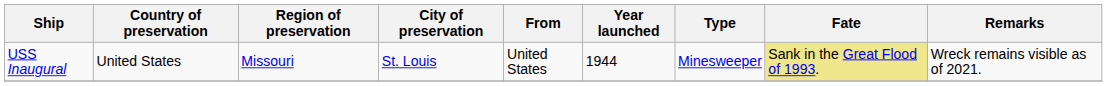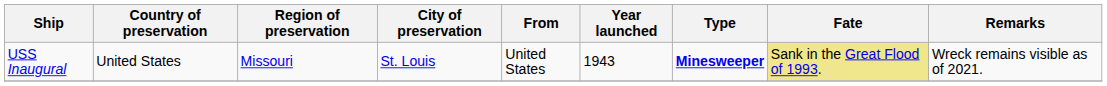(601, 61) 1944 -> (599, 61) 1943
(720, 61) normal -> (720, 61) bold
